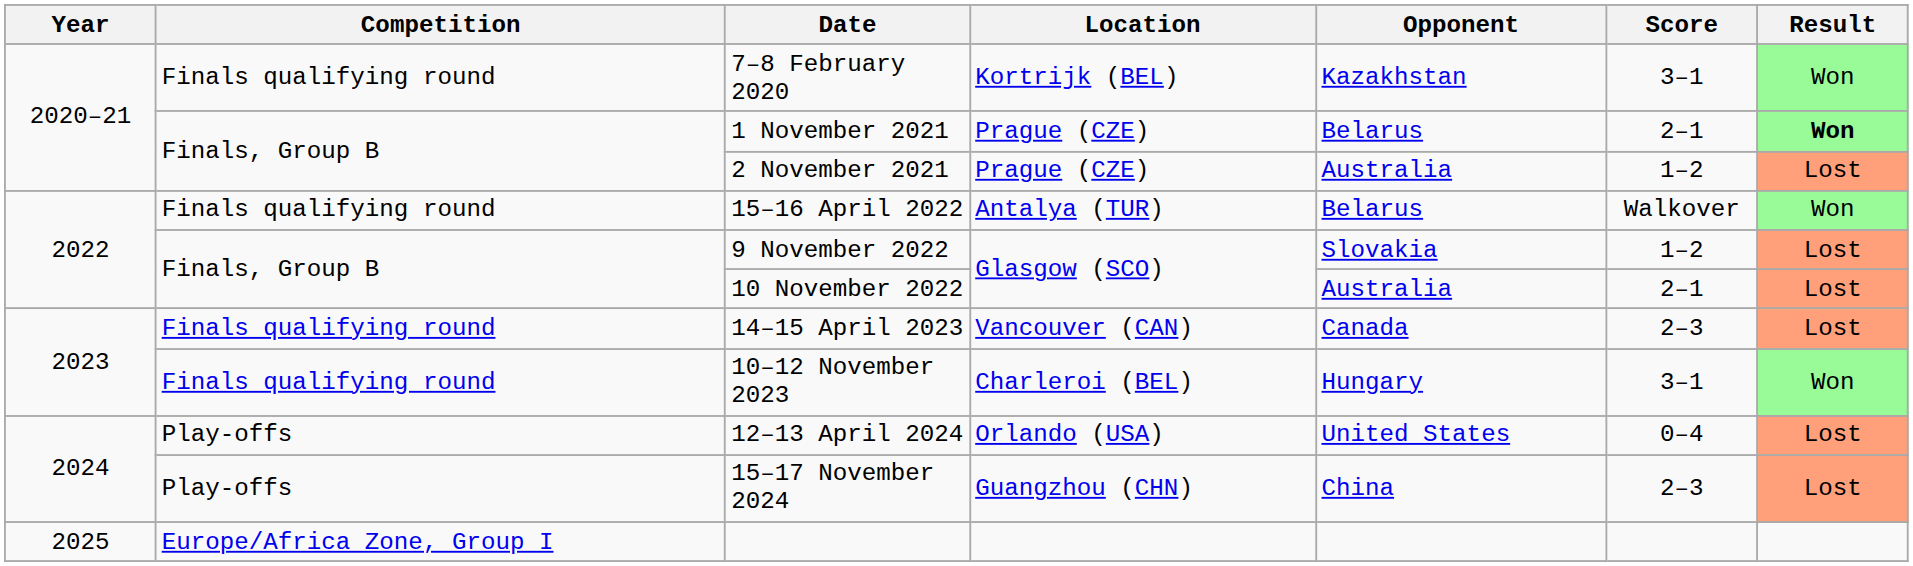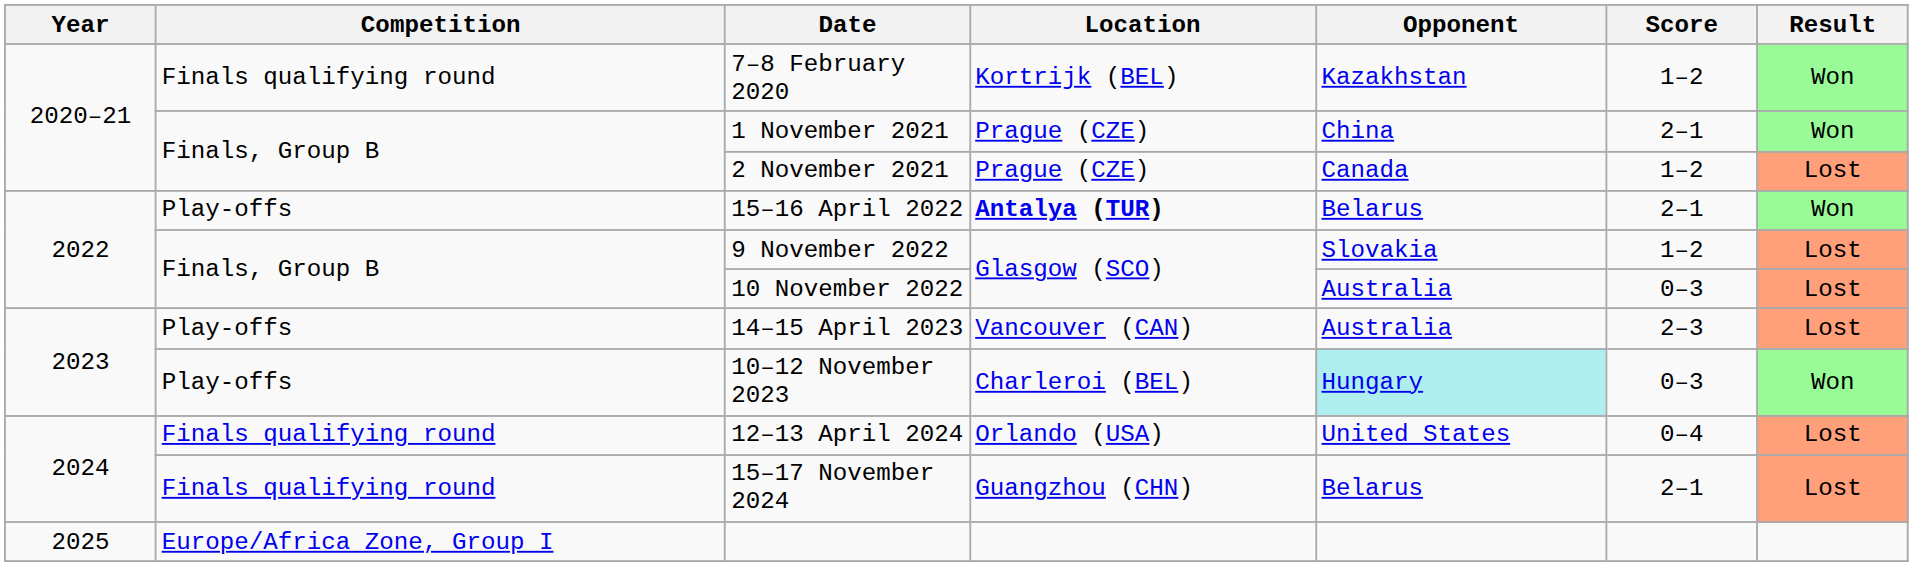(1682, 78) 3–1 -> (1682, 78) 1–2
(1372, 131) Belarus -> (1358, 131) China
(1833, 131) bold -> (1833, 131) normal
(1387, 171) Australia -> (1365, 171) Canada
(329, 210) Finals qualifying round -> (227, 210) Play-offs
(1070, 210) normal -> (1070, 210) bold
(1682, 210) Walkover -> (1682, 210) 2–1
(1682, 289) 2–1 -> (1682, 289) 0–3
(329, 328) Finals qualifying round -> (227, 328) Play-offs
(1365, 328) Canada -> (1387, 328) Australia
(329, 382) Finals qualifying round -> (227, 382) Play-offs
(1372, 382) no background -> (1372, 382) paleturquoise background
(1682, 382) 3–1 -> (1682, 382) 0–3
(227, 435) Play-offs -> (329, 435) Finals qualifying round
(227, 488) Play-offs -> (329, 488) Finals qualifying round
(1358, 488) China -> (1372, 488) Belarus
(1682, 488) 2–3 -> (1682, 488) 2–1
